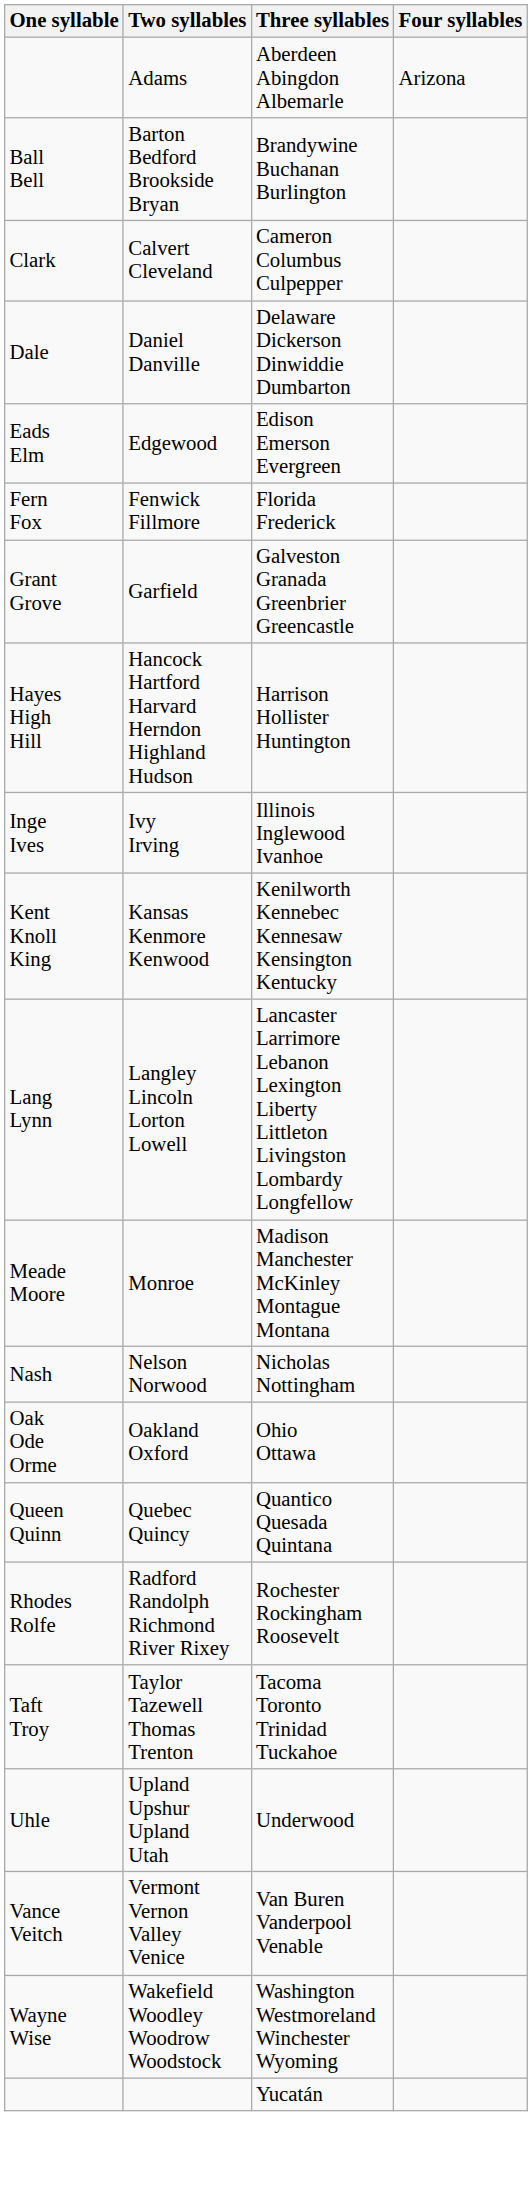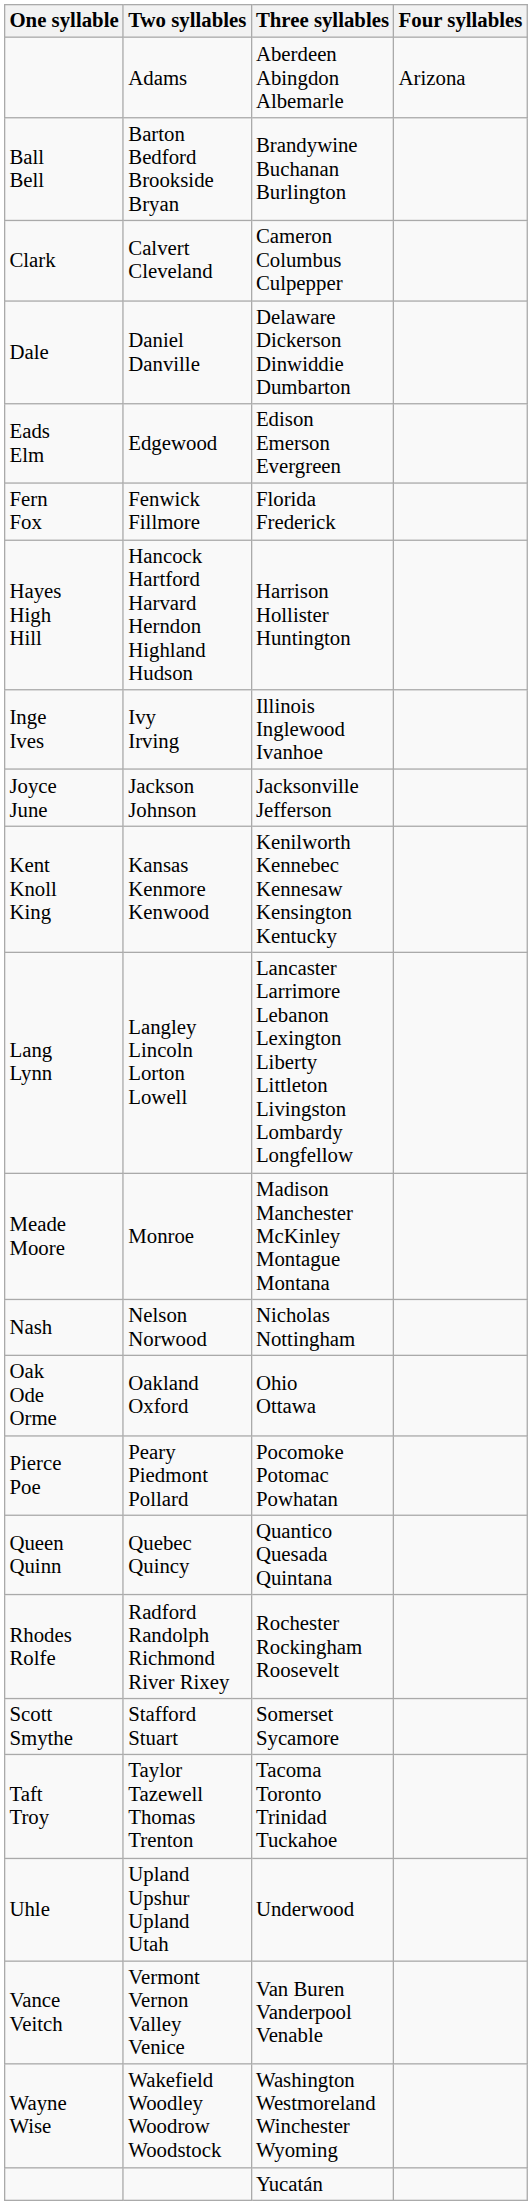- row: (163, 591)
+ row: (162, 797)
+ row: (168, 1475)
+ row: (162, 1726)
